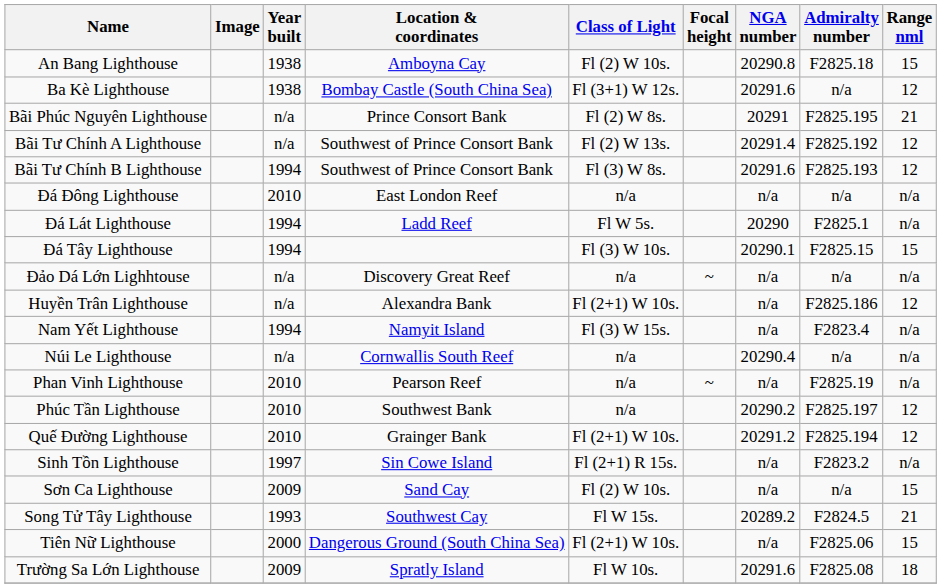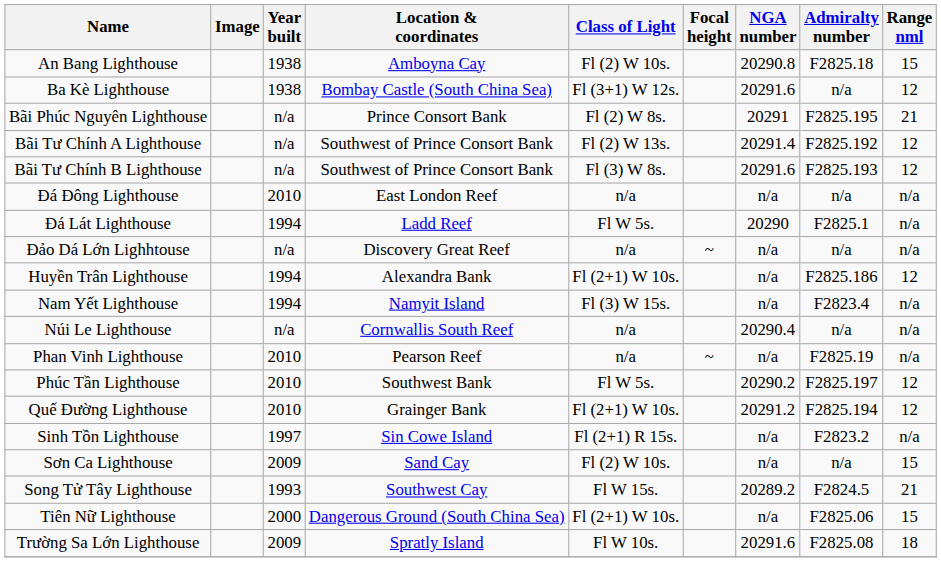(284, 169) 1994 -> (284, 169) n/a
- row: (108, 249)
(284, 303) n/a -> (284, 276) 1994
(626, 409) n/a -> (626, 383) Fl W 5s.
